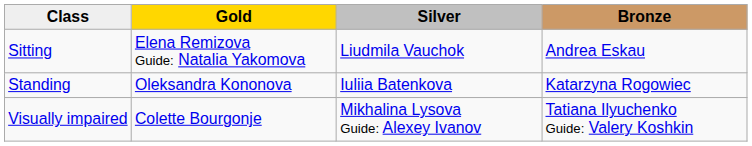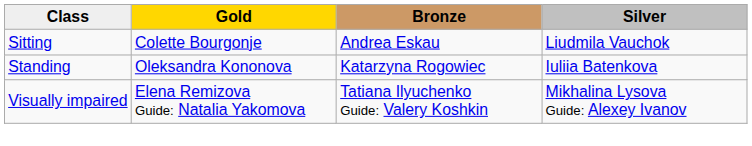columns swapped: (439, 17) <-> (644, 17)
(220, 51) Elena Remizova Guide: Natalia Yakomova -> (198, 42) Colette Bourgonje
(198, 119) Colette Bourgonje -> (220, 101) Elena Remizova Guide: Natalia Yakomova
